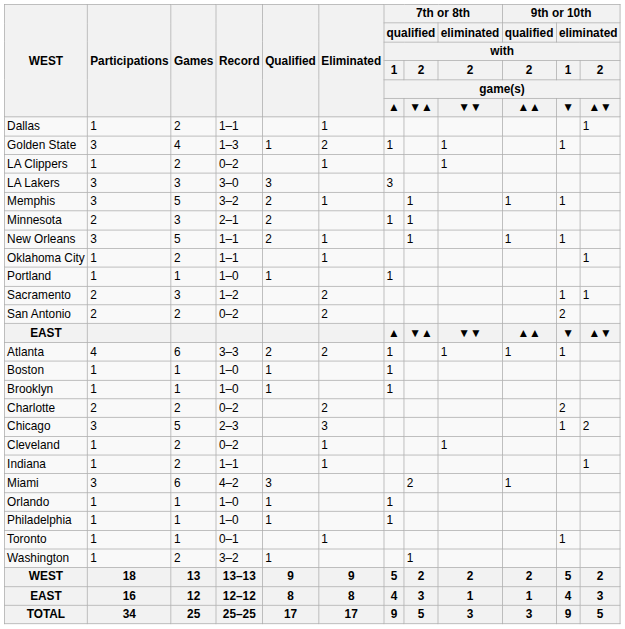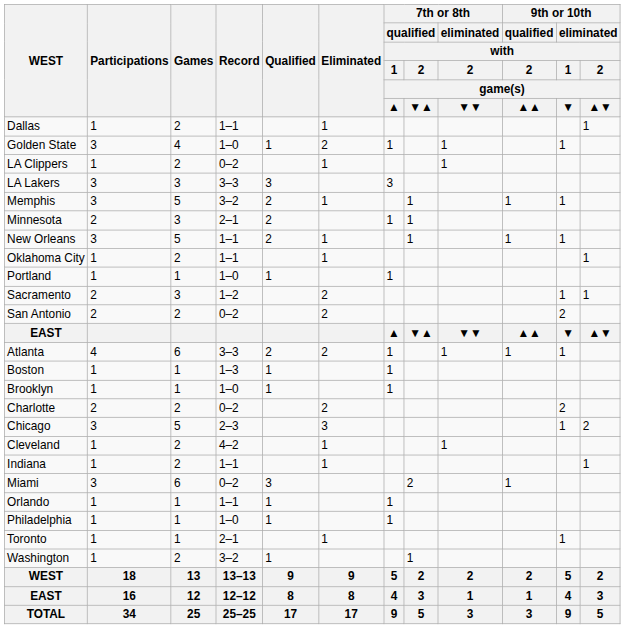(229, 145) 1–3 -> (229, 145) 1–0
(229, 182) 3–0 -> (229, 182) 3–3
(229, 370) 1–0 -> (229, 370) 1–3
(229, 445) 0–2 -> (229, 445) 4–2
(229, 483) 4–2 -> (229, 483) 0–2
(229, 502) 1–0 -> (229, 502) 1–1
(229, 539) 0–1 -> (229, 539) 2–1
